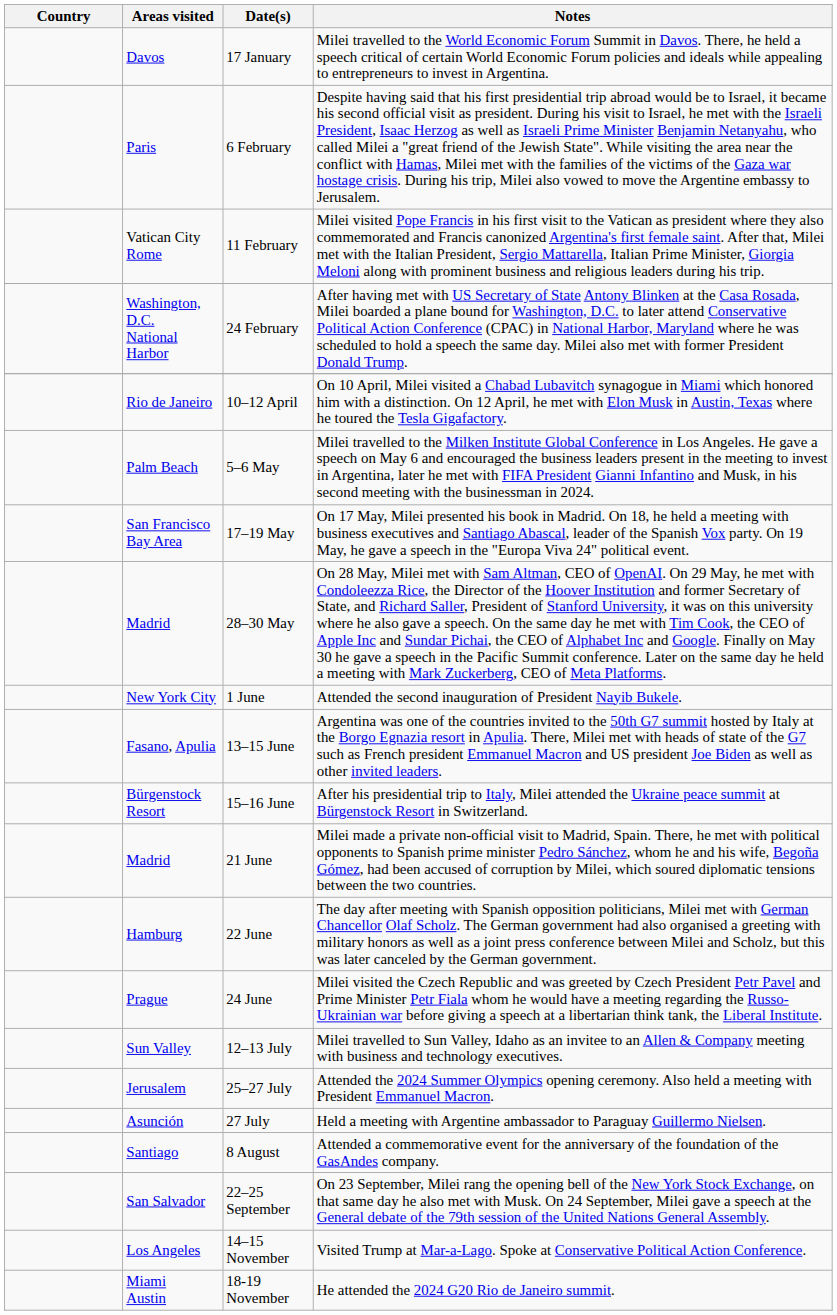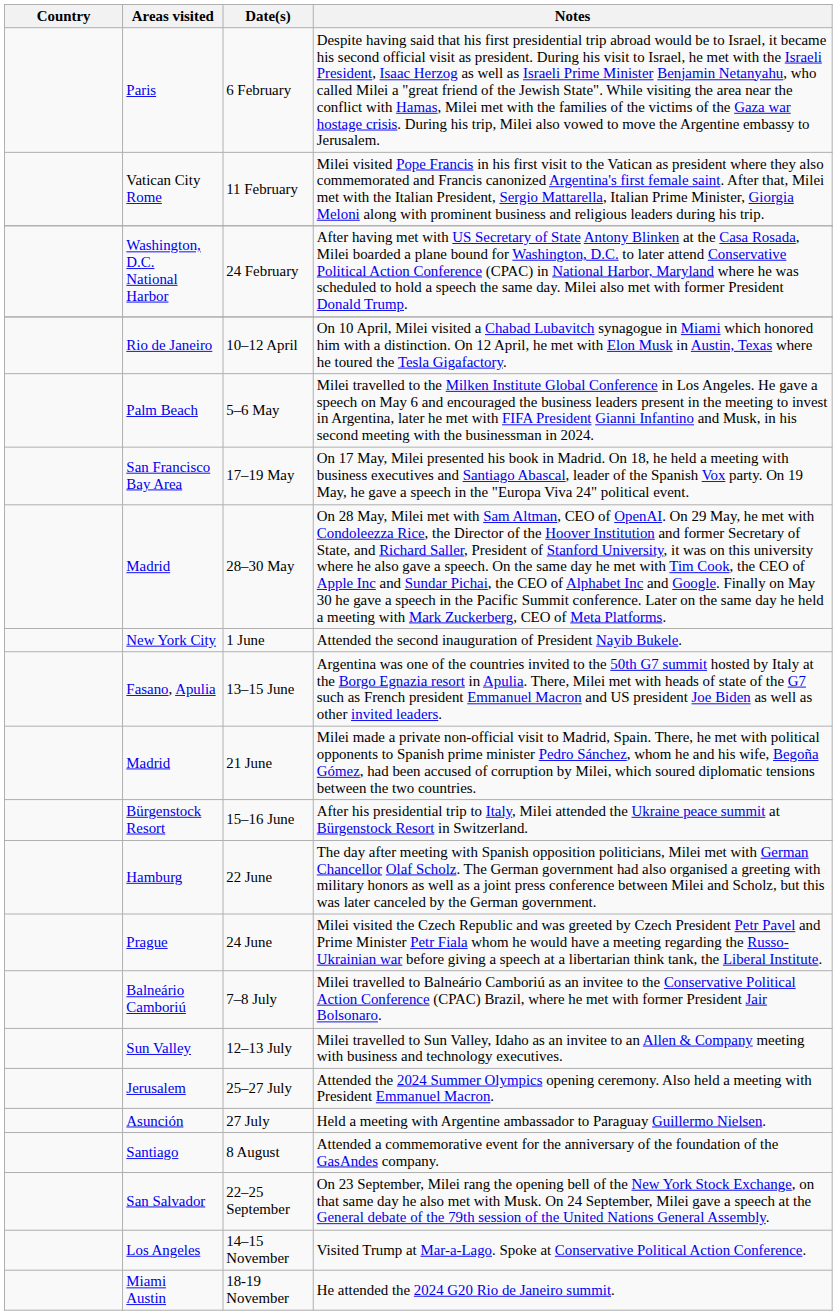- row: (259, 56)
rows swapped: (260, 803) <-> (249, 860)
+ row: (252, 999)
